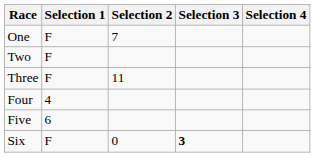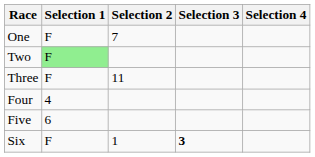(48, 57) no background -> (48, 57) lightgreen background
(115, 141) 0 -> (115, 141) 1
